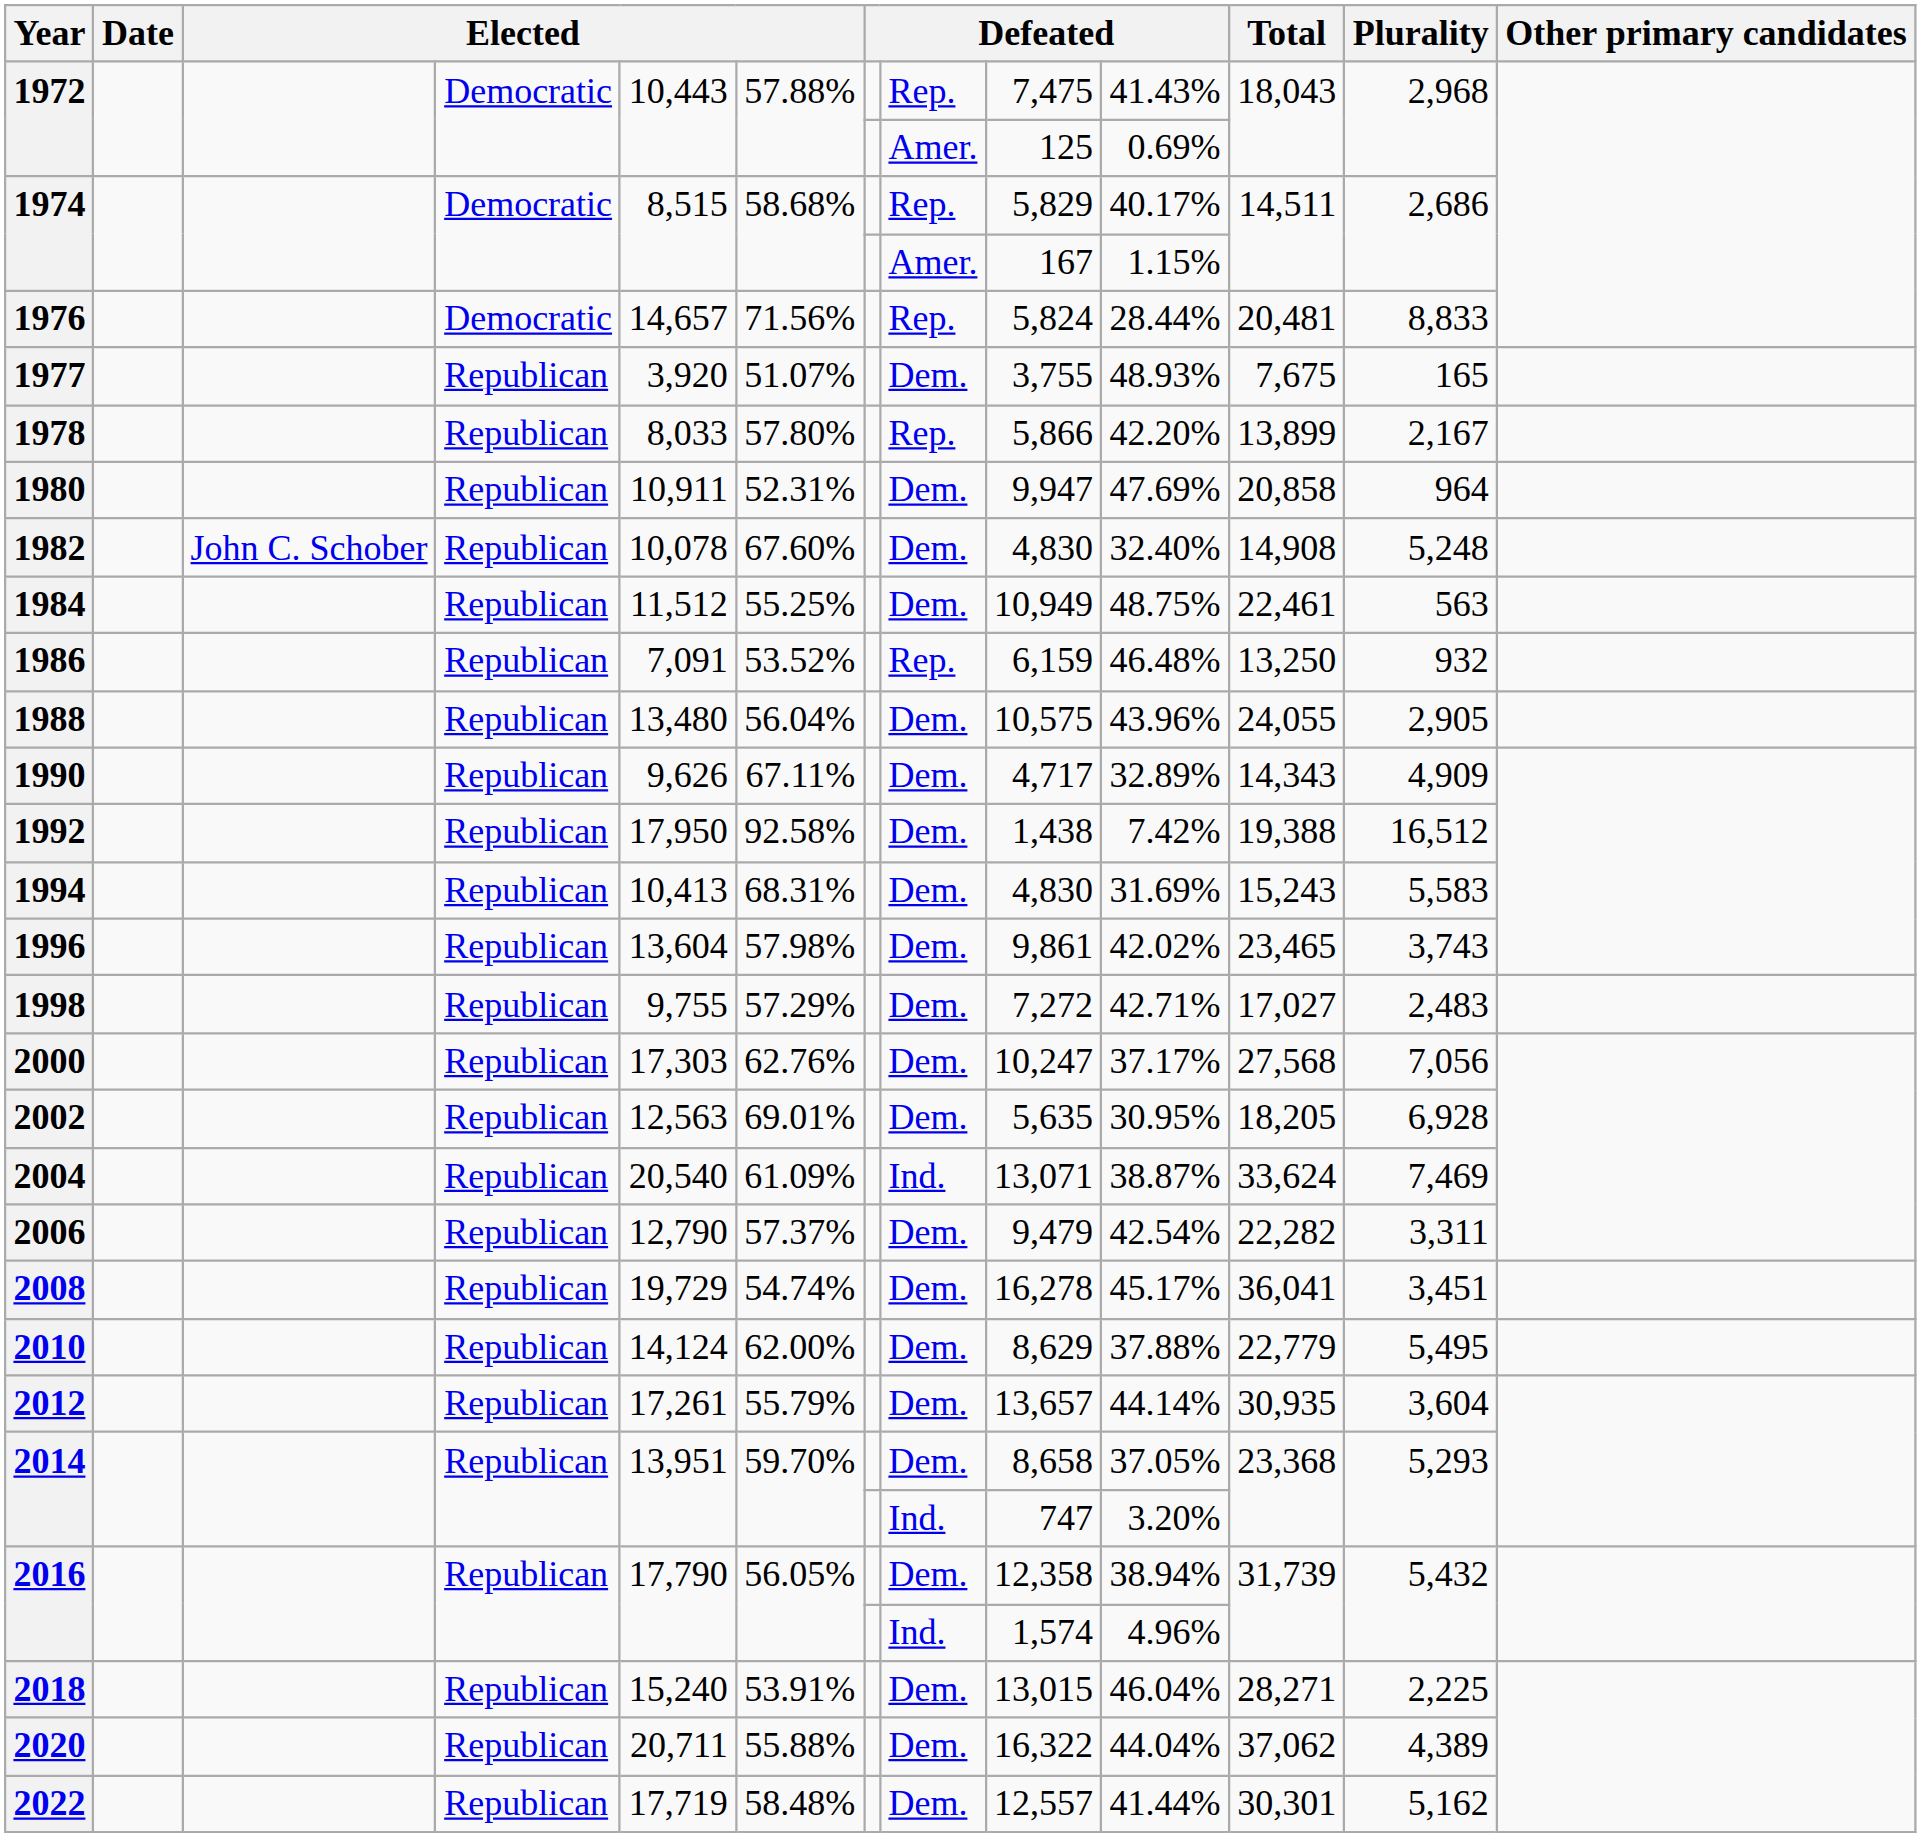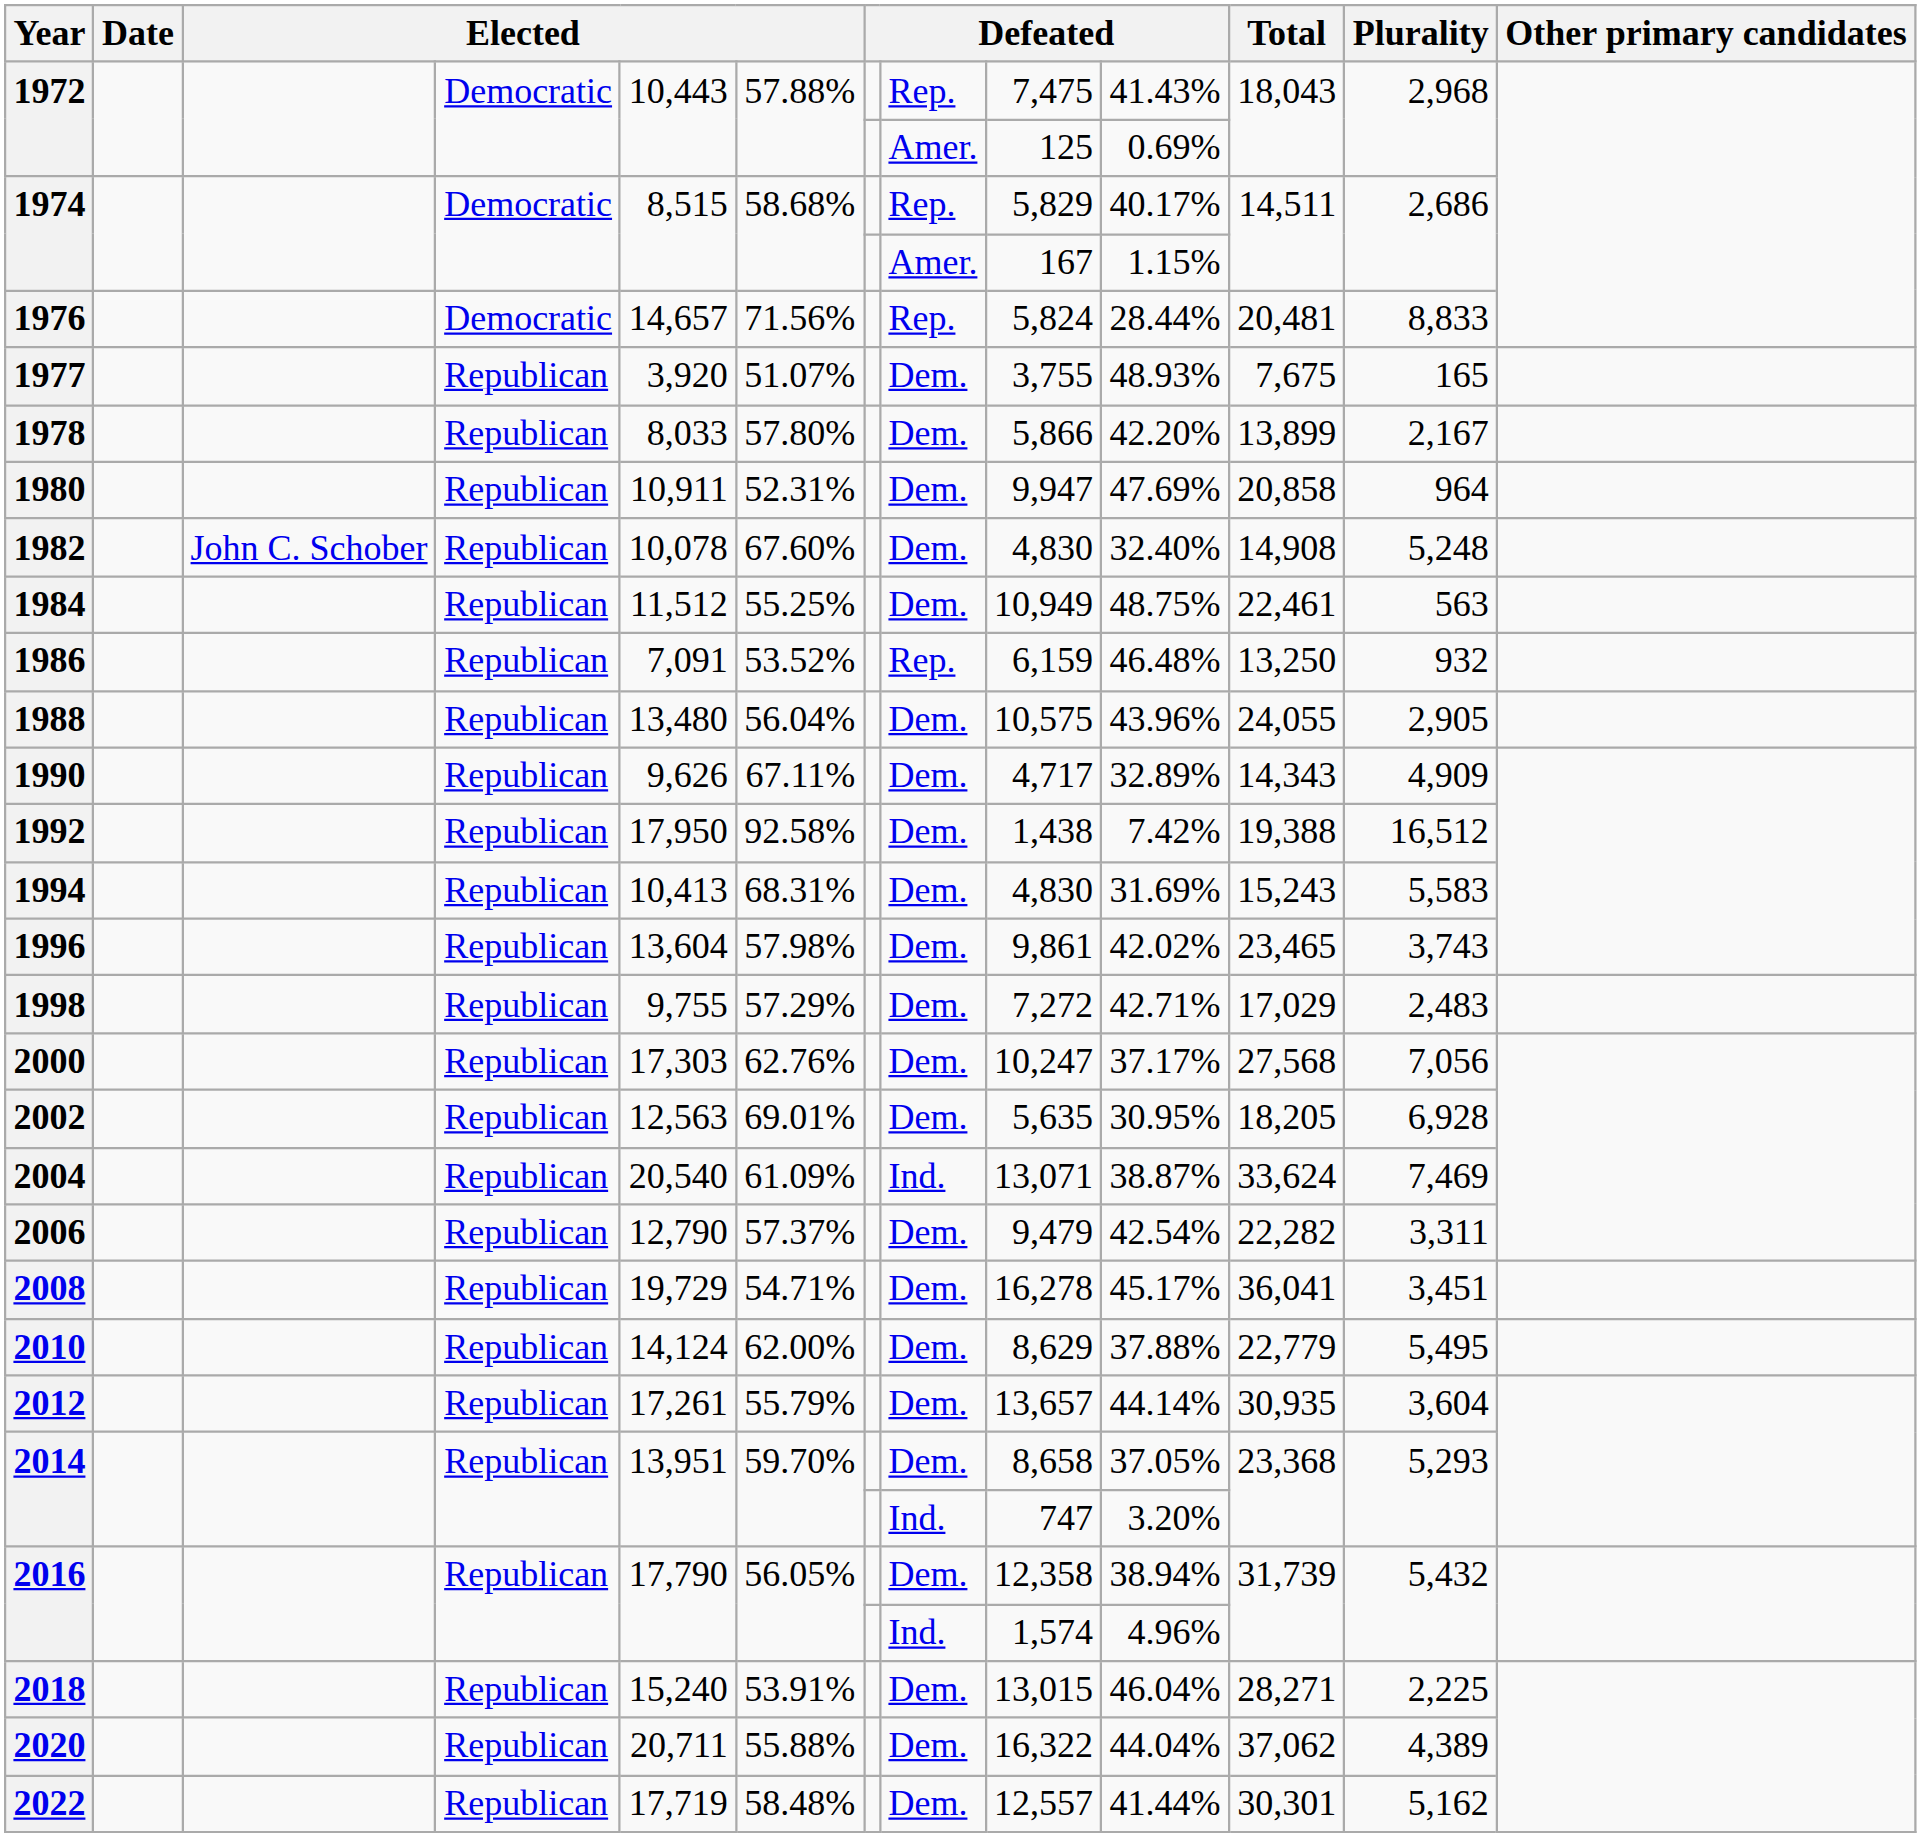(922, 432) Rep. -> (928, 432) Dem.
(1287, 1003) 17,027 -> (1287, 1003) 17,029
(800, 1289) 54.74% -> (800, 1289) 54.71%
